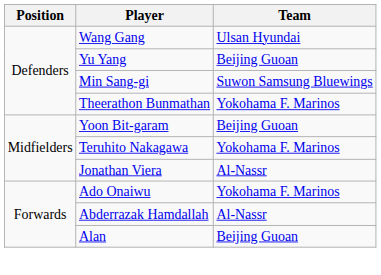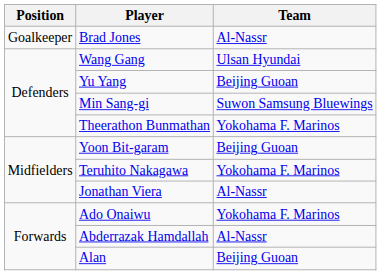+ row: (110, 37)
